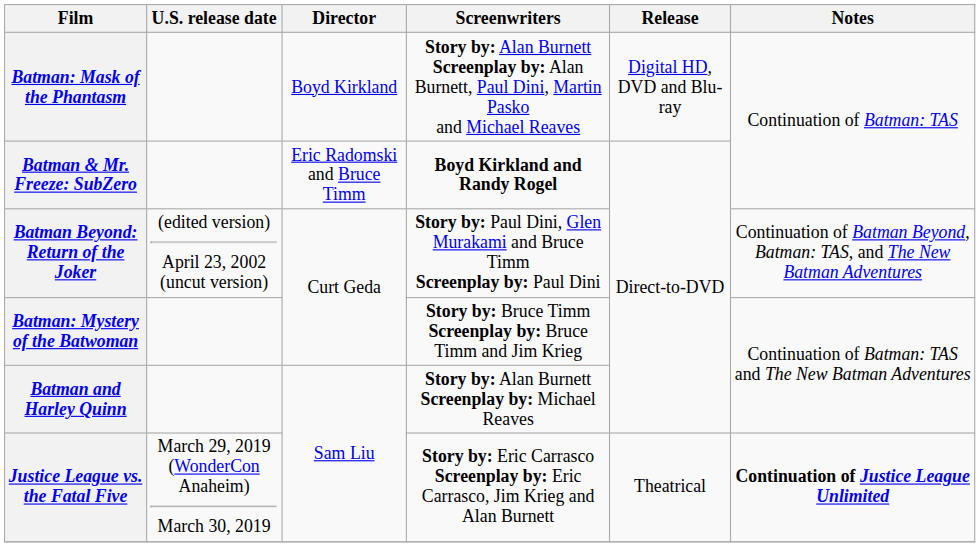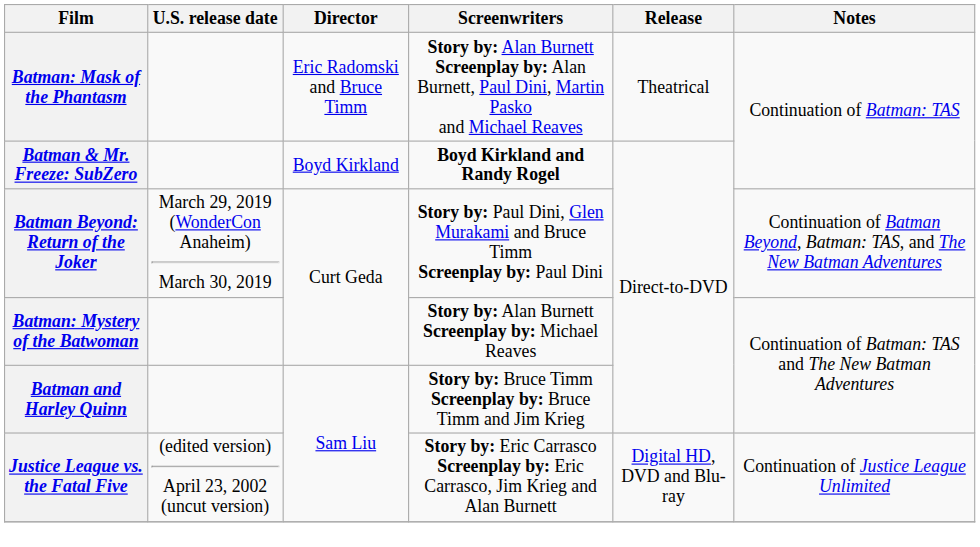(344, 86) Boyd Kirkland -> (346, 86) Eric Radomski and Bruce Timm
(670, 86) Digital HD, DVD and Blu-ray -> (673, 86) Theatrical
(344, 174) Eric Radomski and Bruce Timm -> (346, 164) Boyd Kirkland
(214, 252) (edited version) April 23, 2002 (uncut version) -> (215, 242) March 29, 2019 (WonderCon Anaheim) March 30, 2019
(508, 331) Story by: Bruce Timm Screenplay by: Bruce Timm and Jim Krieg -> (511, 331) Story by: Alan Burnett Screenplay by: Michael Reaves
(508, 399) Story by: Alan Burnett Screenplay by: Michael Reaves -> (511, 399) Story by: Bruce Timm Screenplay by: Bruce Timm and Jim Krieg
(214, 487) March 29, 2019 (WonderCon Anaheim) March 30, 2019 -> (215, 477) (edited version) April 23, 2002 (uncut version)
(670, 487) Theatrical -> (673, 477) Digital HD, DVD and Blu-ray
(853, 487) bold -> (855, 477) normal
